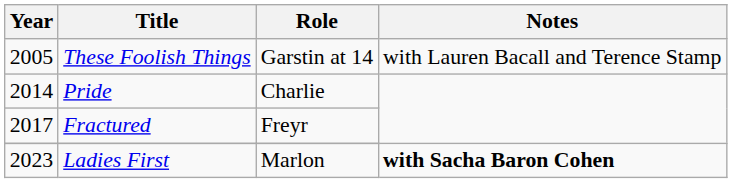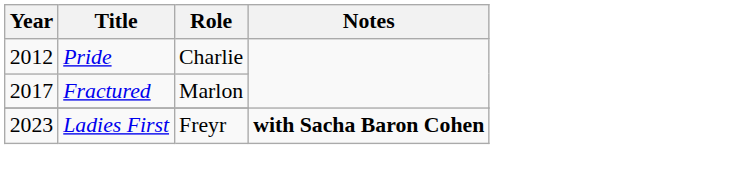- row: (157, 56)
(31, 90) 2014 -> (31, 56) 2012
(284, 125) Freyr -> (211, 90) Marlon
(293, 159) Marlon -> (203, 125) Freyr
